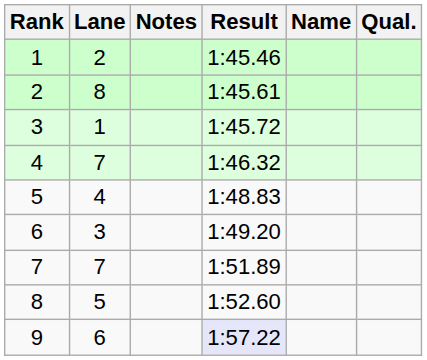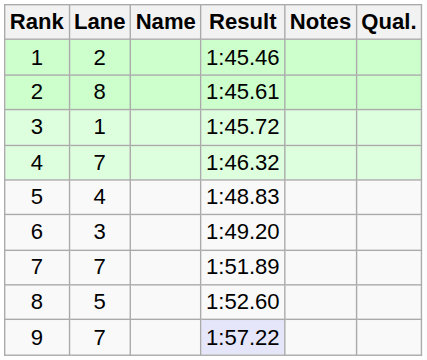columns swapped: (321, 22) <-> (166, 22)
(100, 337) 6 -> (100, 337) 7
